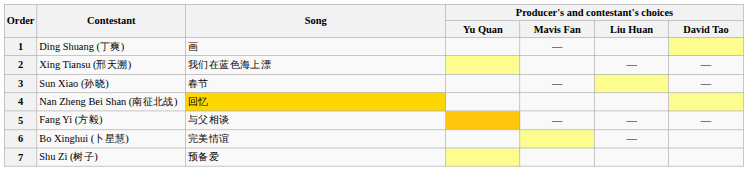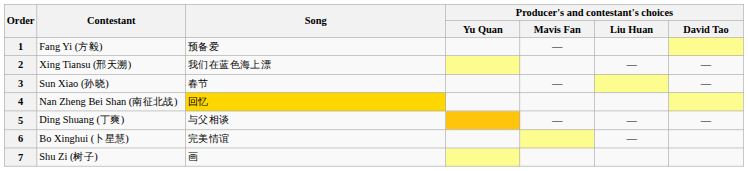(82, 46) Ding Shuang (丁爽) -> (71, 46) Fang Yi (方毅)
(193, 46) 画 -> (204, 46) 预备爱
(71, 120) Fang Yi (方毅) -> (82, 120) Ding Shuang (丁爽)
(204, 157) 预备爱 -> (193, 157) 画
